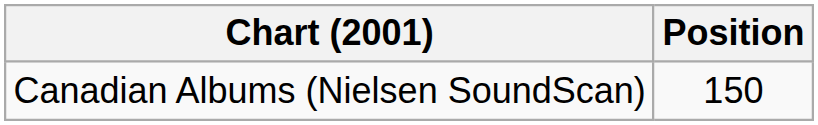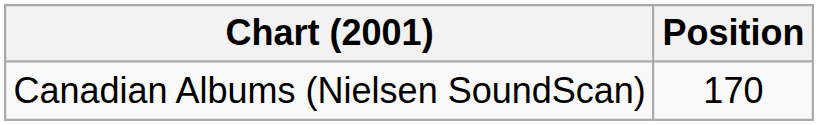(733, 90) 150 -> (733, 90) 170
